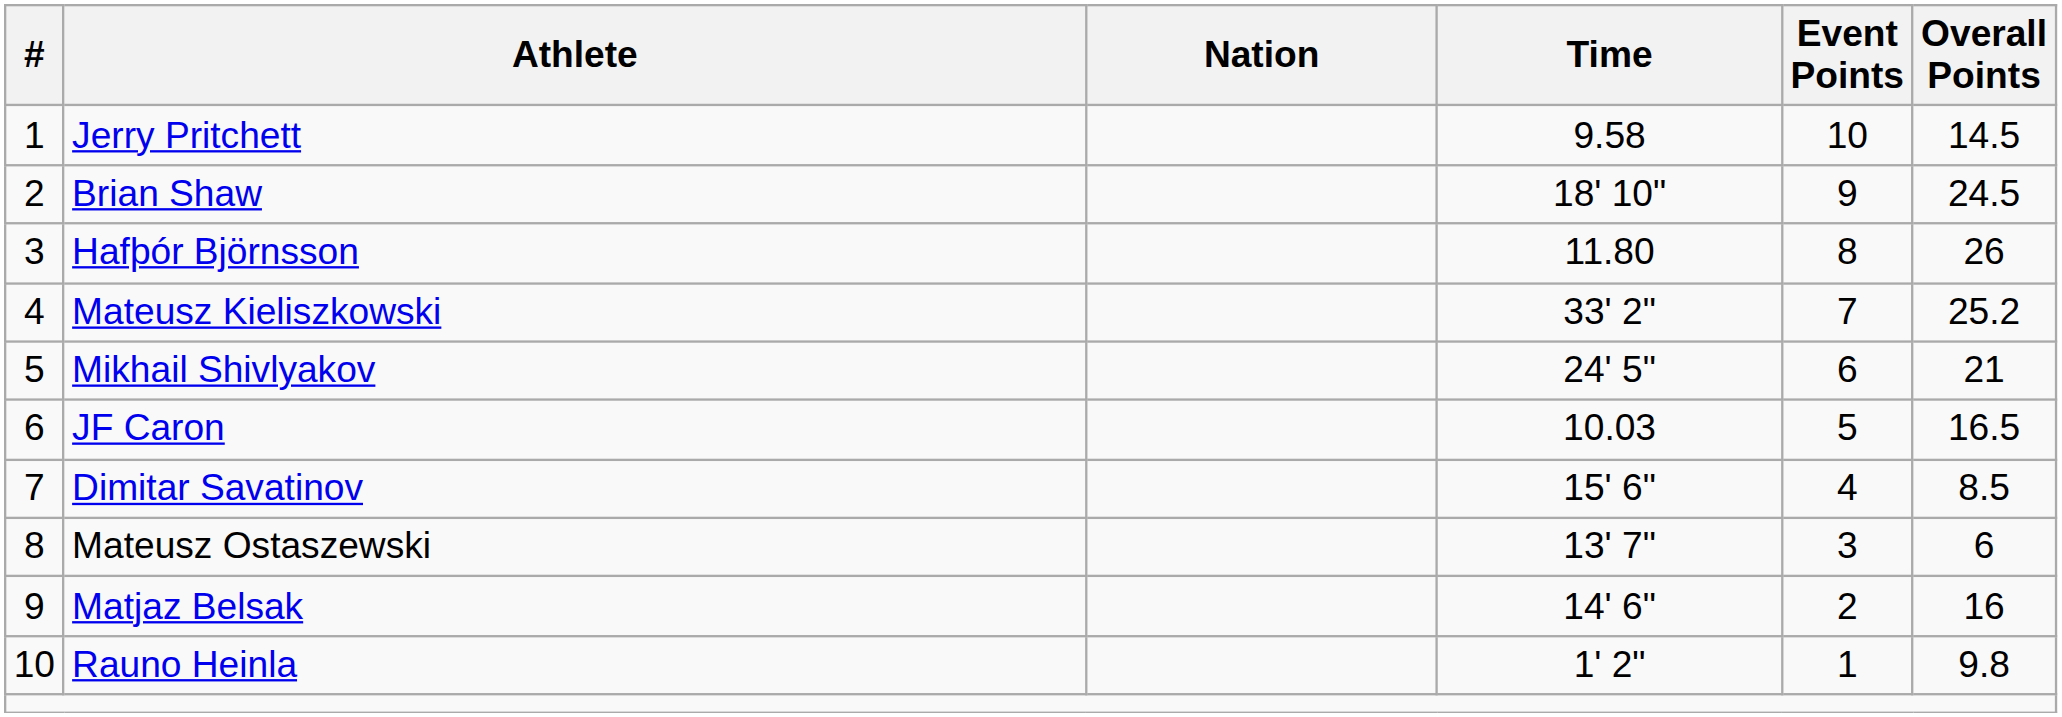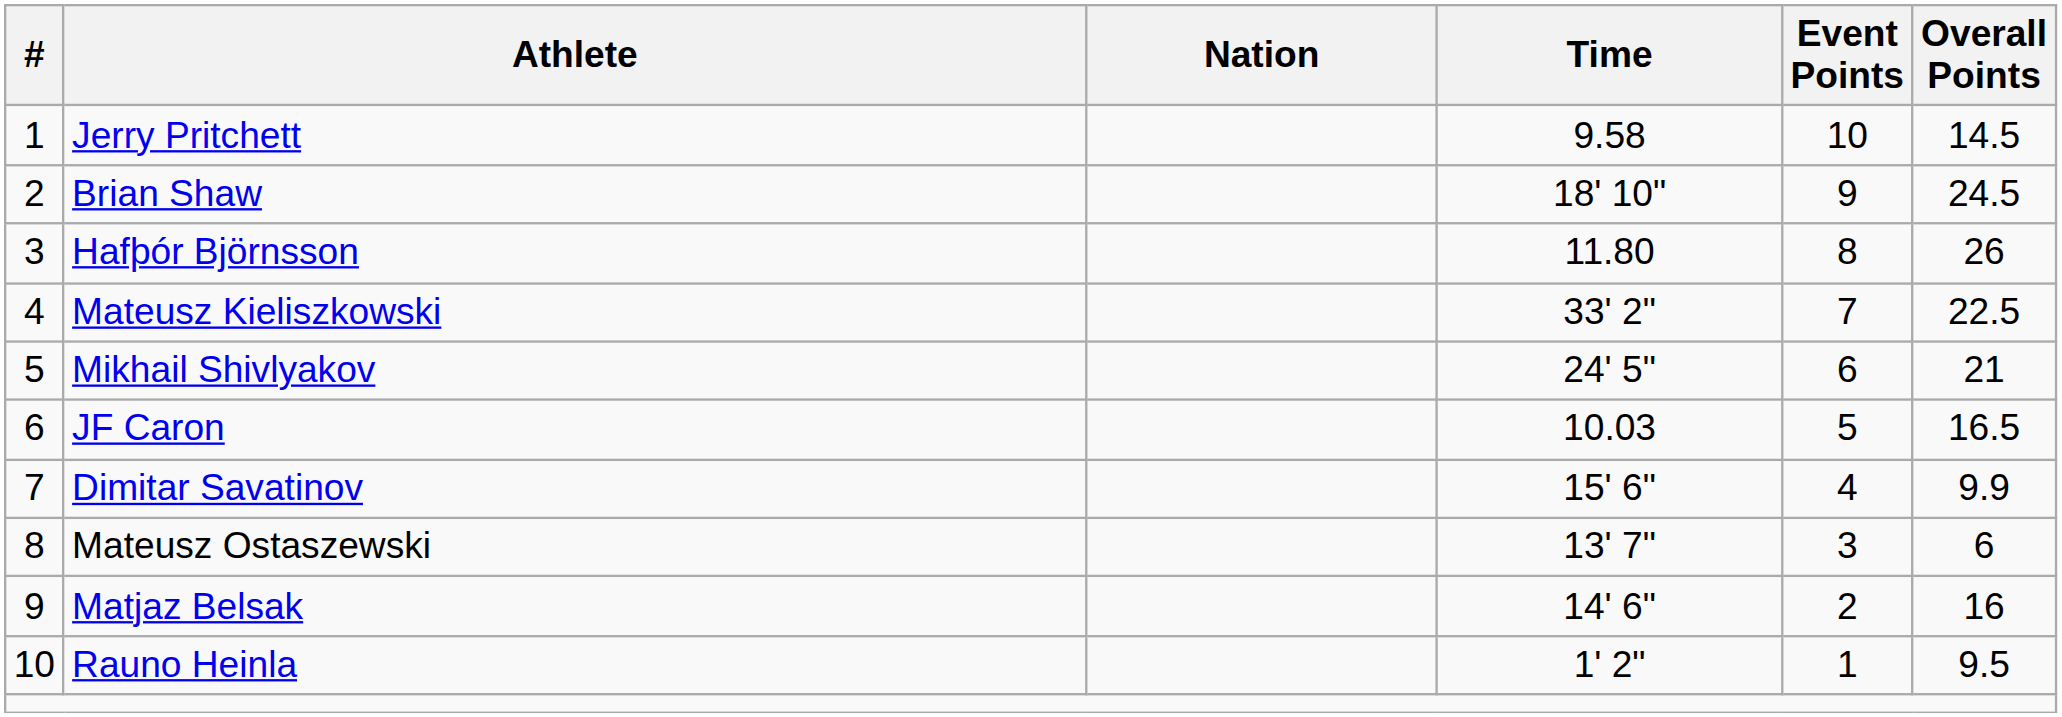(1984, 311) 25.2 -> (1984, 311) 22.5
(1984, 487) 8.5 -> (1984, 487) 9.9
(1984, 664) 9.8 -> (1984, 664) 9.5
